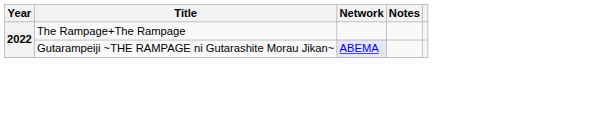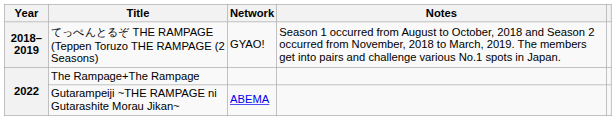+ row: (138, 45)
(359, 48) lavender background -> (250, 100) no background
